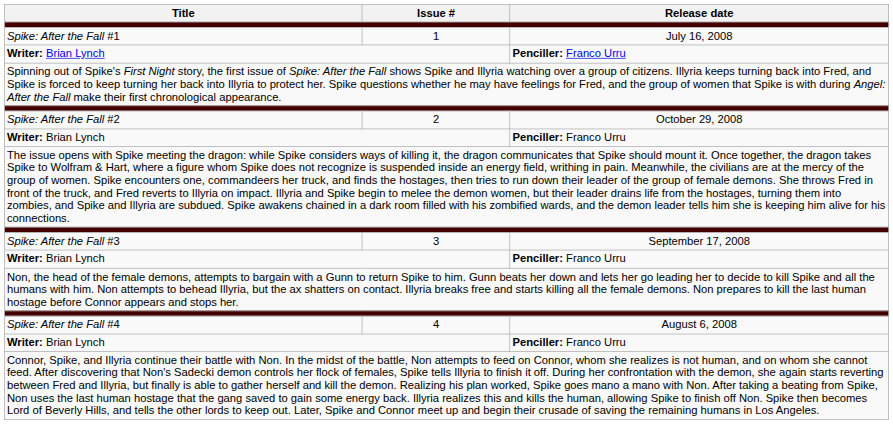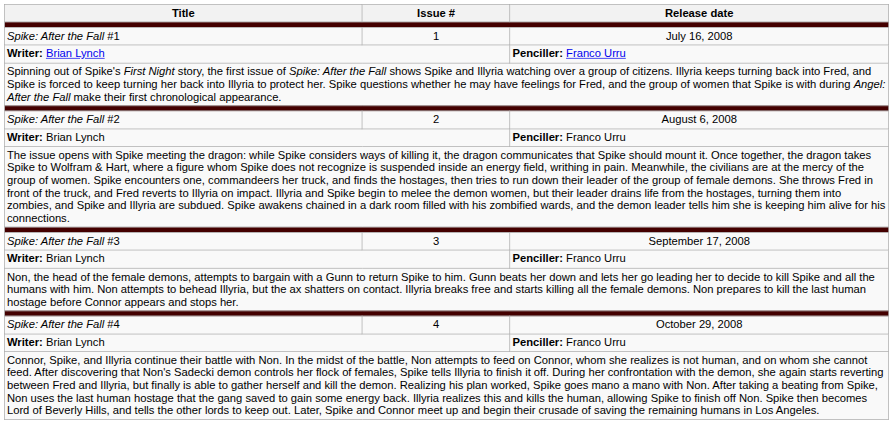(699, 119) October 29, 2008 -> (699, 119) August 6, 2008
(699, 325) August 6, 2008 -> (699, 325) October 29, 2008
